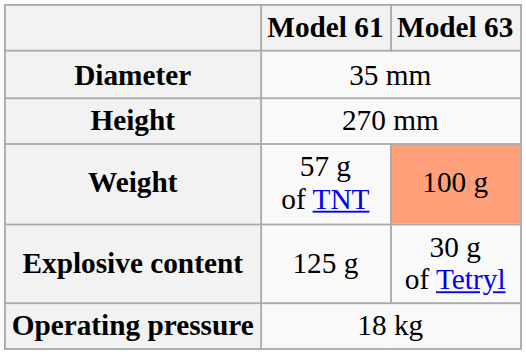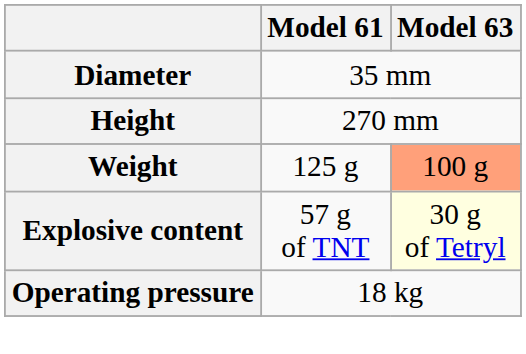(325, 183) 57 g of TNT -> (325, 167) 125 g
(325, 262) 125 g -> (325, 229) 57 g of TNT
(455, 262) no background -> (455, 229) lightyellow background
